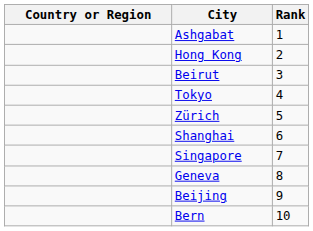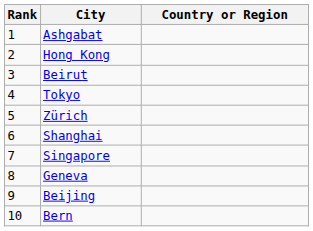columns swapped: (291, 15) <-> (88, 15)
